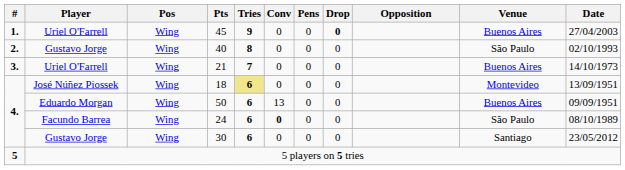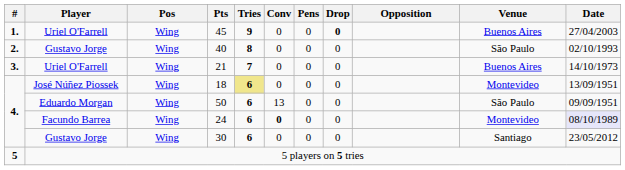(513, 102) Buenos Aires -> (513, 102) São Paulo
(513, 120) São Paulo -> (513, 120) Montevideo
(593, 120) no background -> (593, 120) lavender background
